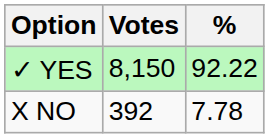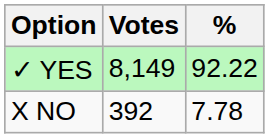(142, 68) 8,150 -> (142, 68) 8,149
